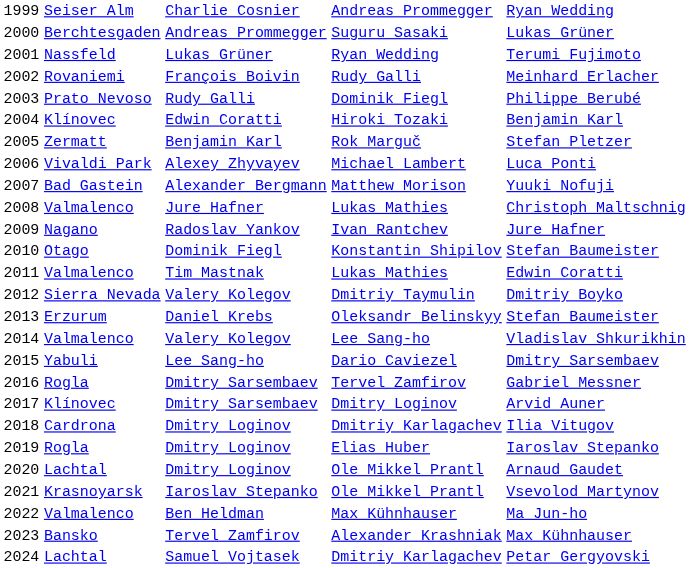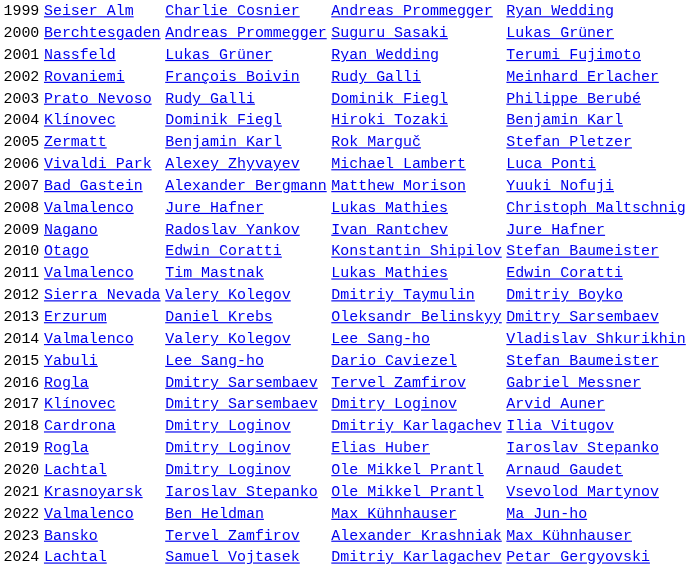(224, 120) Edwin Coratti -> (224, 120) Dominik Fiegl
(224, 251) Dominik Fiegl -> (224, 251) Edwin Coratti
(583, 317) Stefan Baumeister -> (583, 317) Dmitry Sarsembaev
(583, 361) Dmitry Sarsembaev -> (583, 361) Stefan Baumeister
